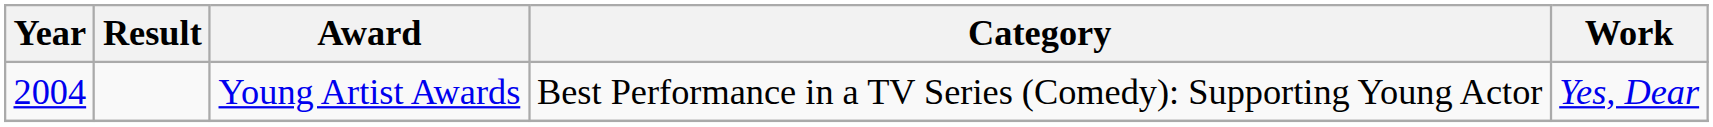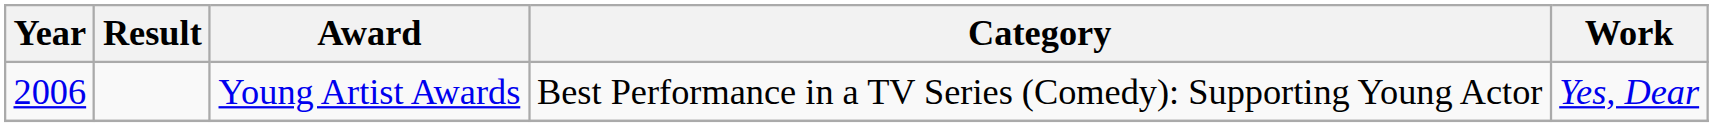(50, 90) 2004 -> (50, 90) 2006
